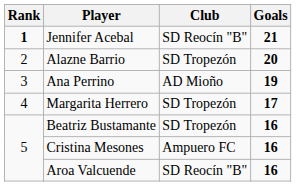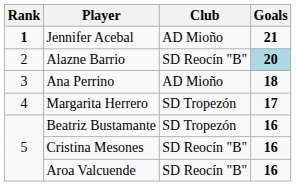(205, 37) SD Reocín "B" -> (193, 37) AD Mioño
(199, 59) SD Tropezón -> (205, 59) SD Reocín "B"
(271, 59) no background -> (271, 59) lightblue background
(271, 81) 19 -> (271, 81) 18
(199, 147) Ampuero FC -> (205, 147) SD Reocín "B"
